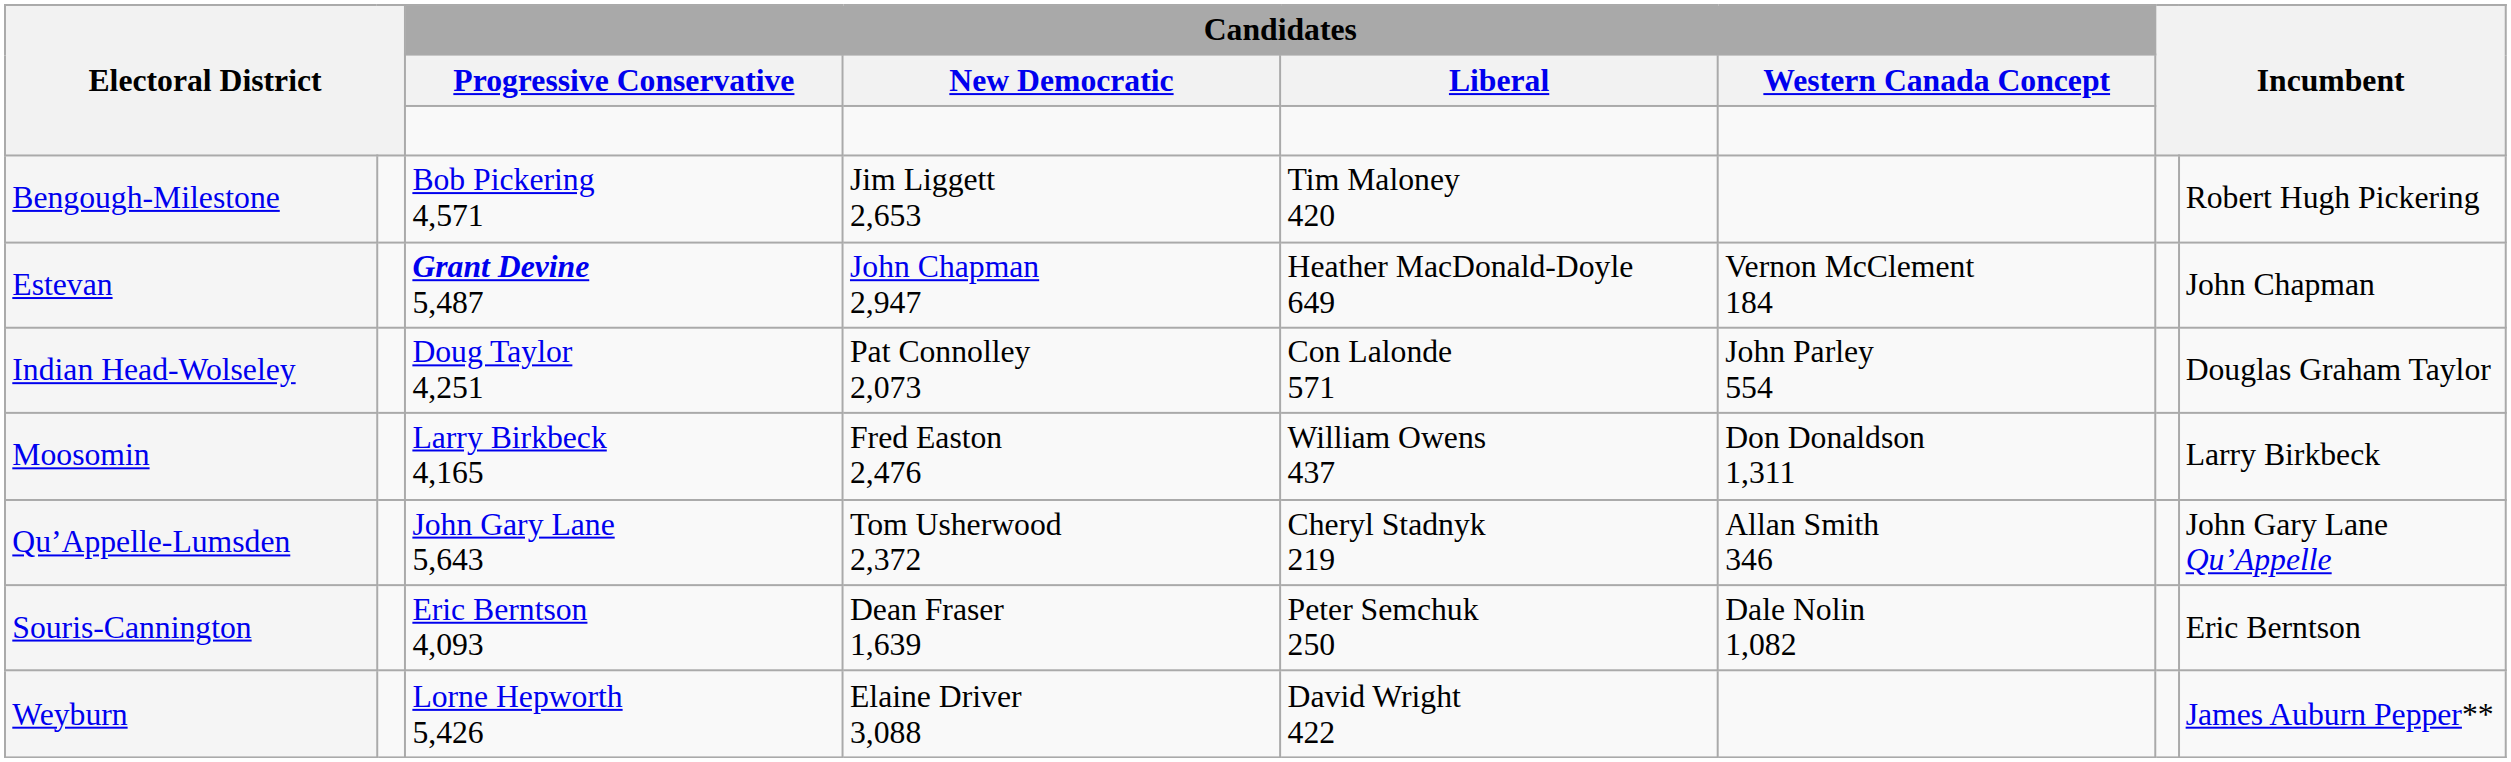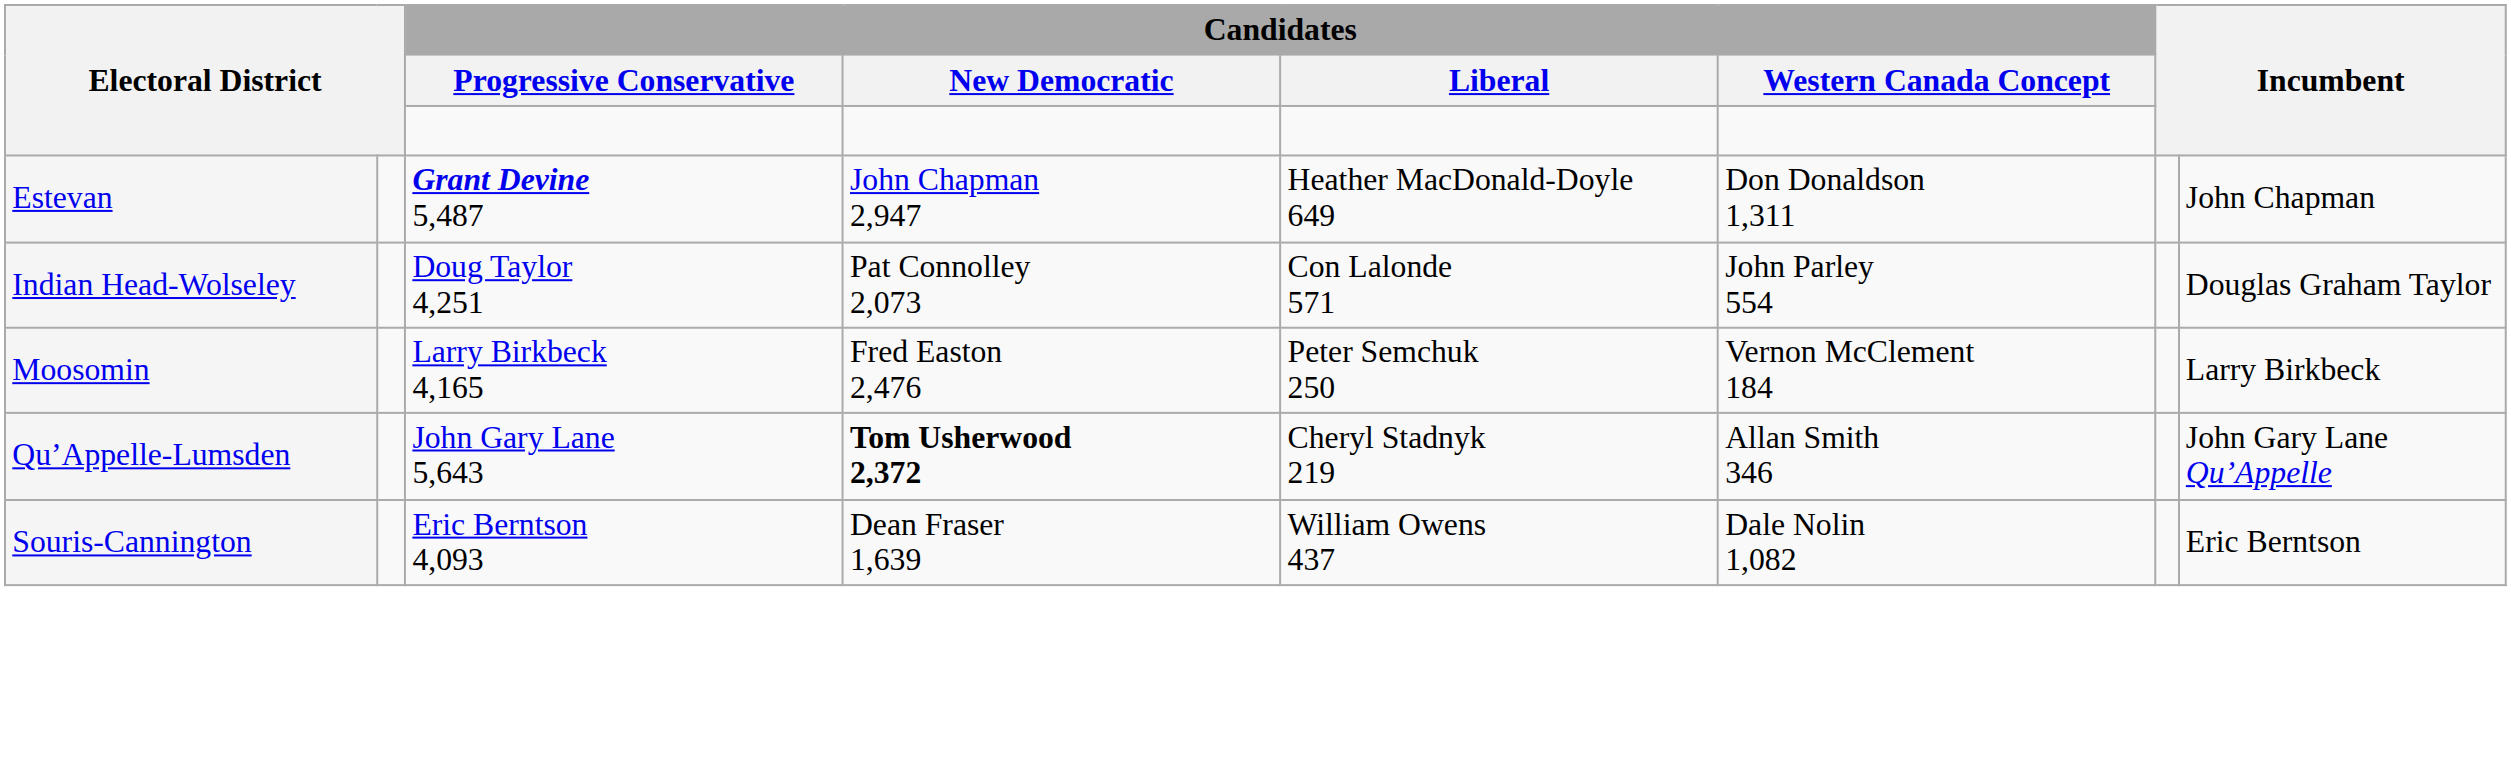- row: (146, 198)
(1850, 284) Vernon McClement 184 -> (1825, 198) Don Donaldson 1,311
(1387, 455) William Owens 437 -> (1383, 369) Peter Semchuk 250
(1825, 455) Don Donaldson 1,311 -> (1850, 369) Vernon McClement 184
(956, 541) normal -> (961, 455) bold
(1383, 627) Peter Semchuk 250 -> (1387, 541) William Owens 437
- row: (70, 713)
